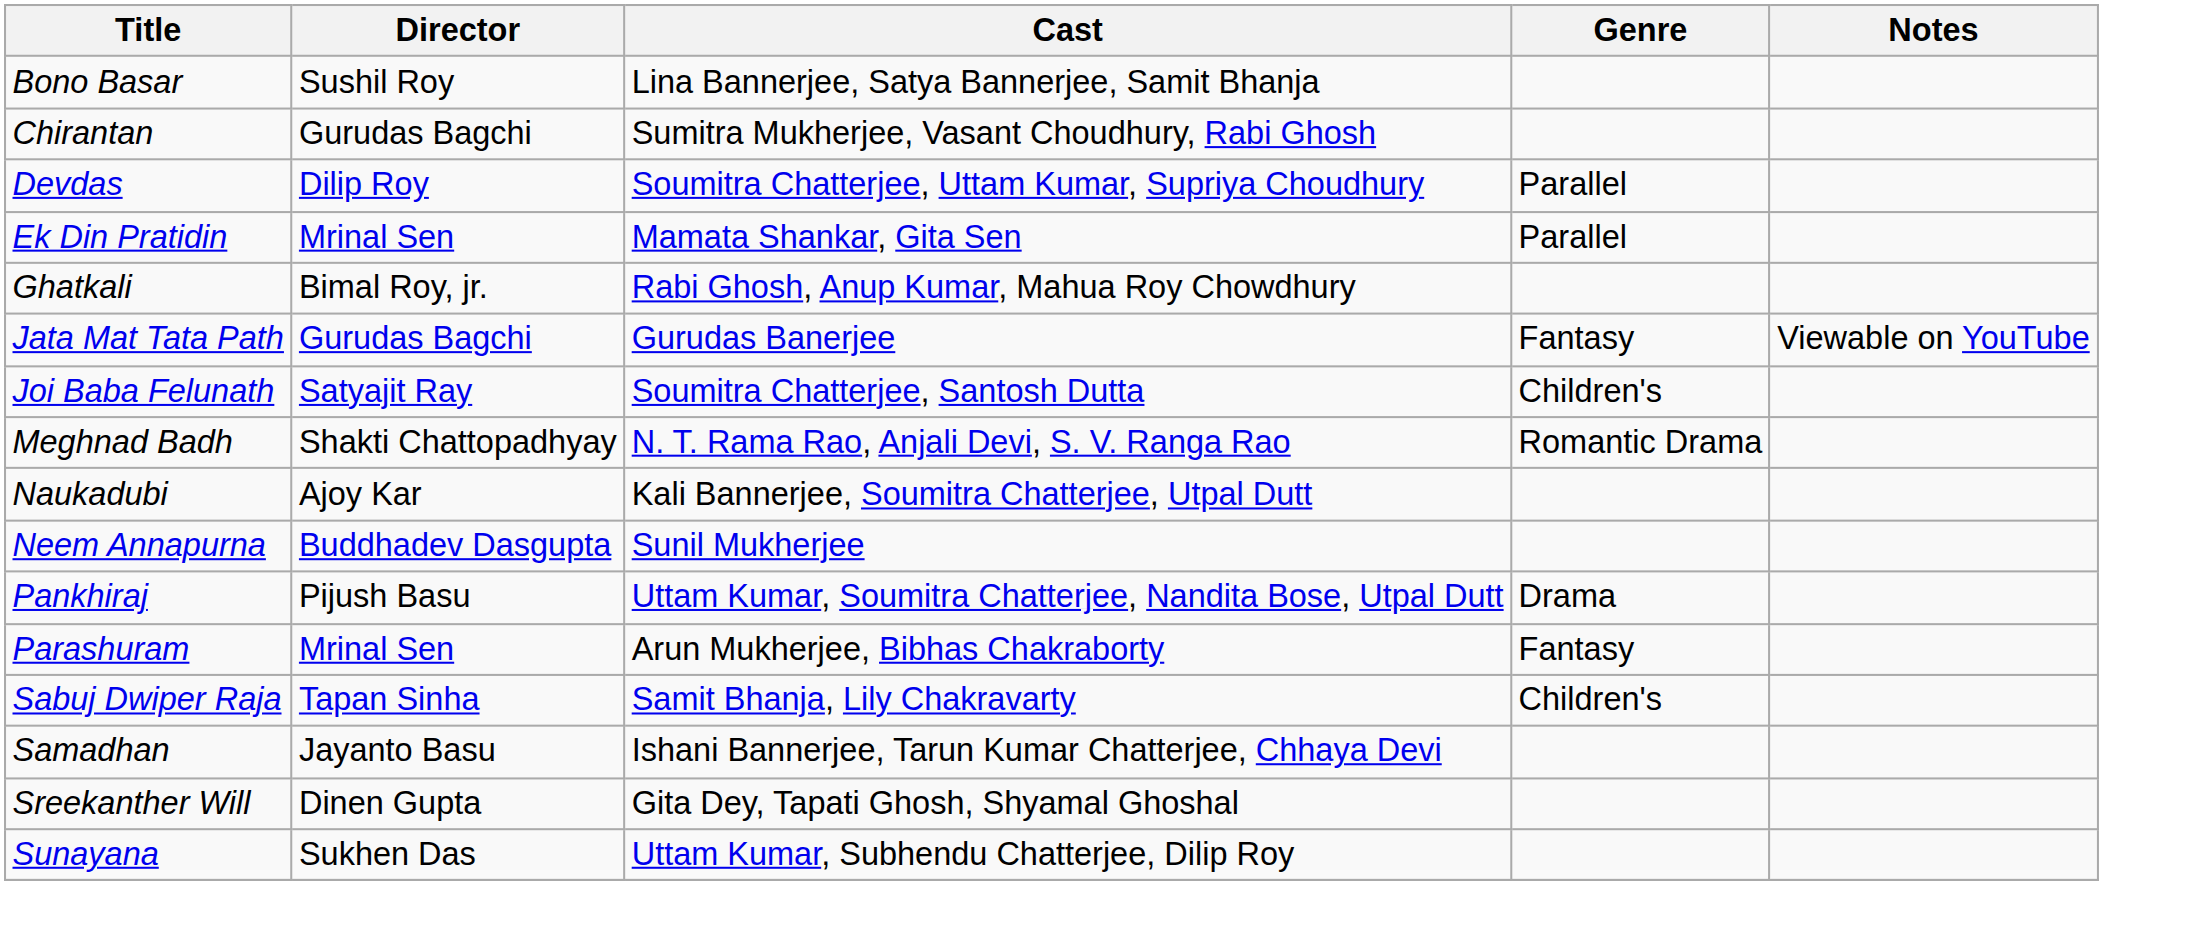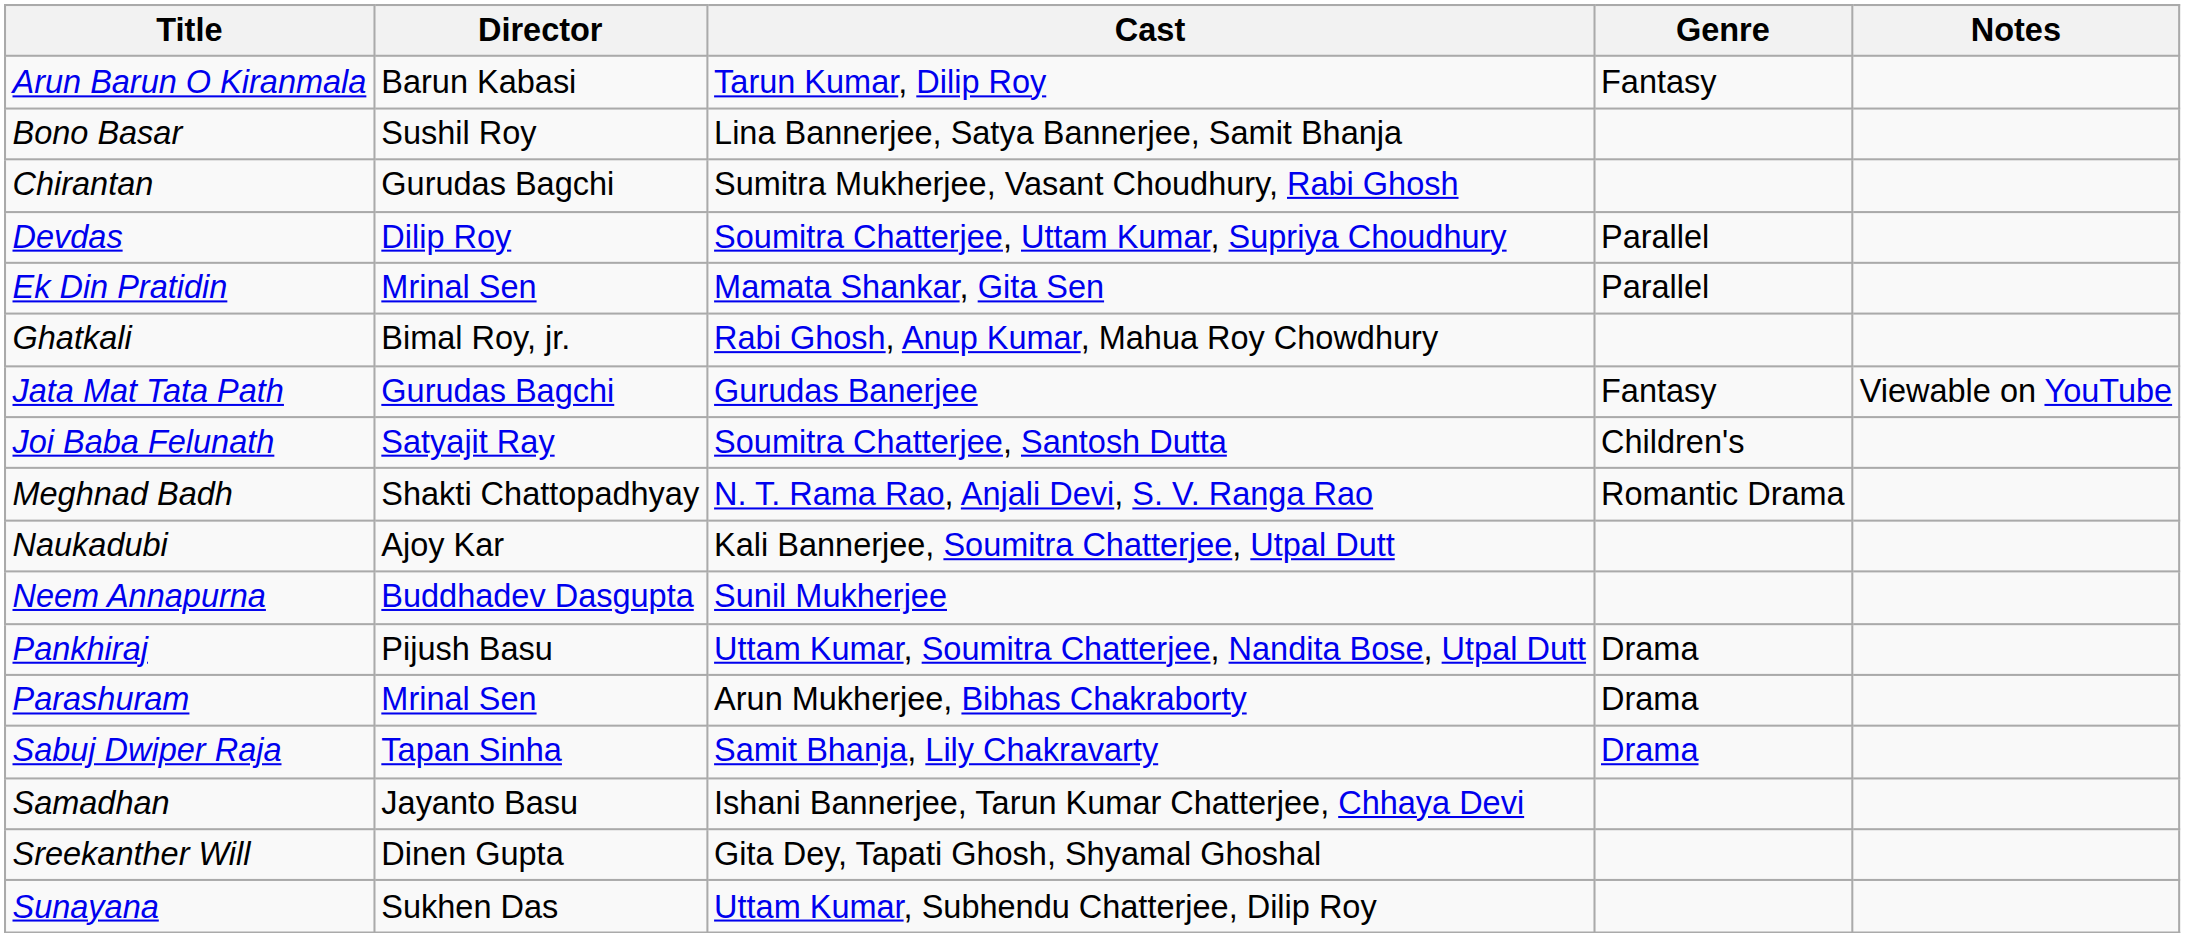+ row: (189, 81)
(1576, 648) Fantasy -> (1650, 699) Drama
(1590, 699) Children's -> (1650, 751) Drama
